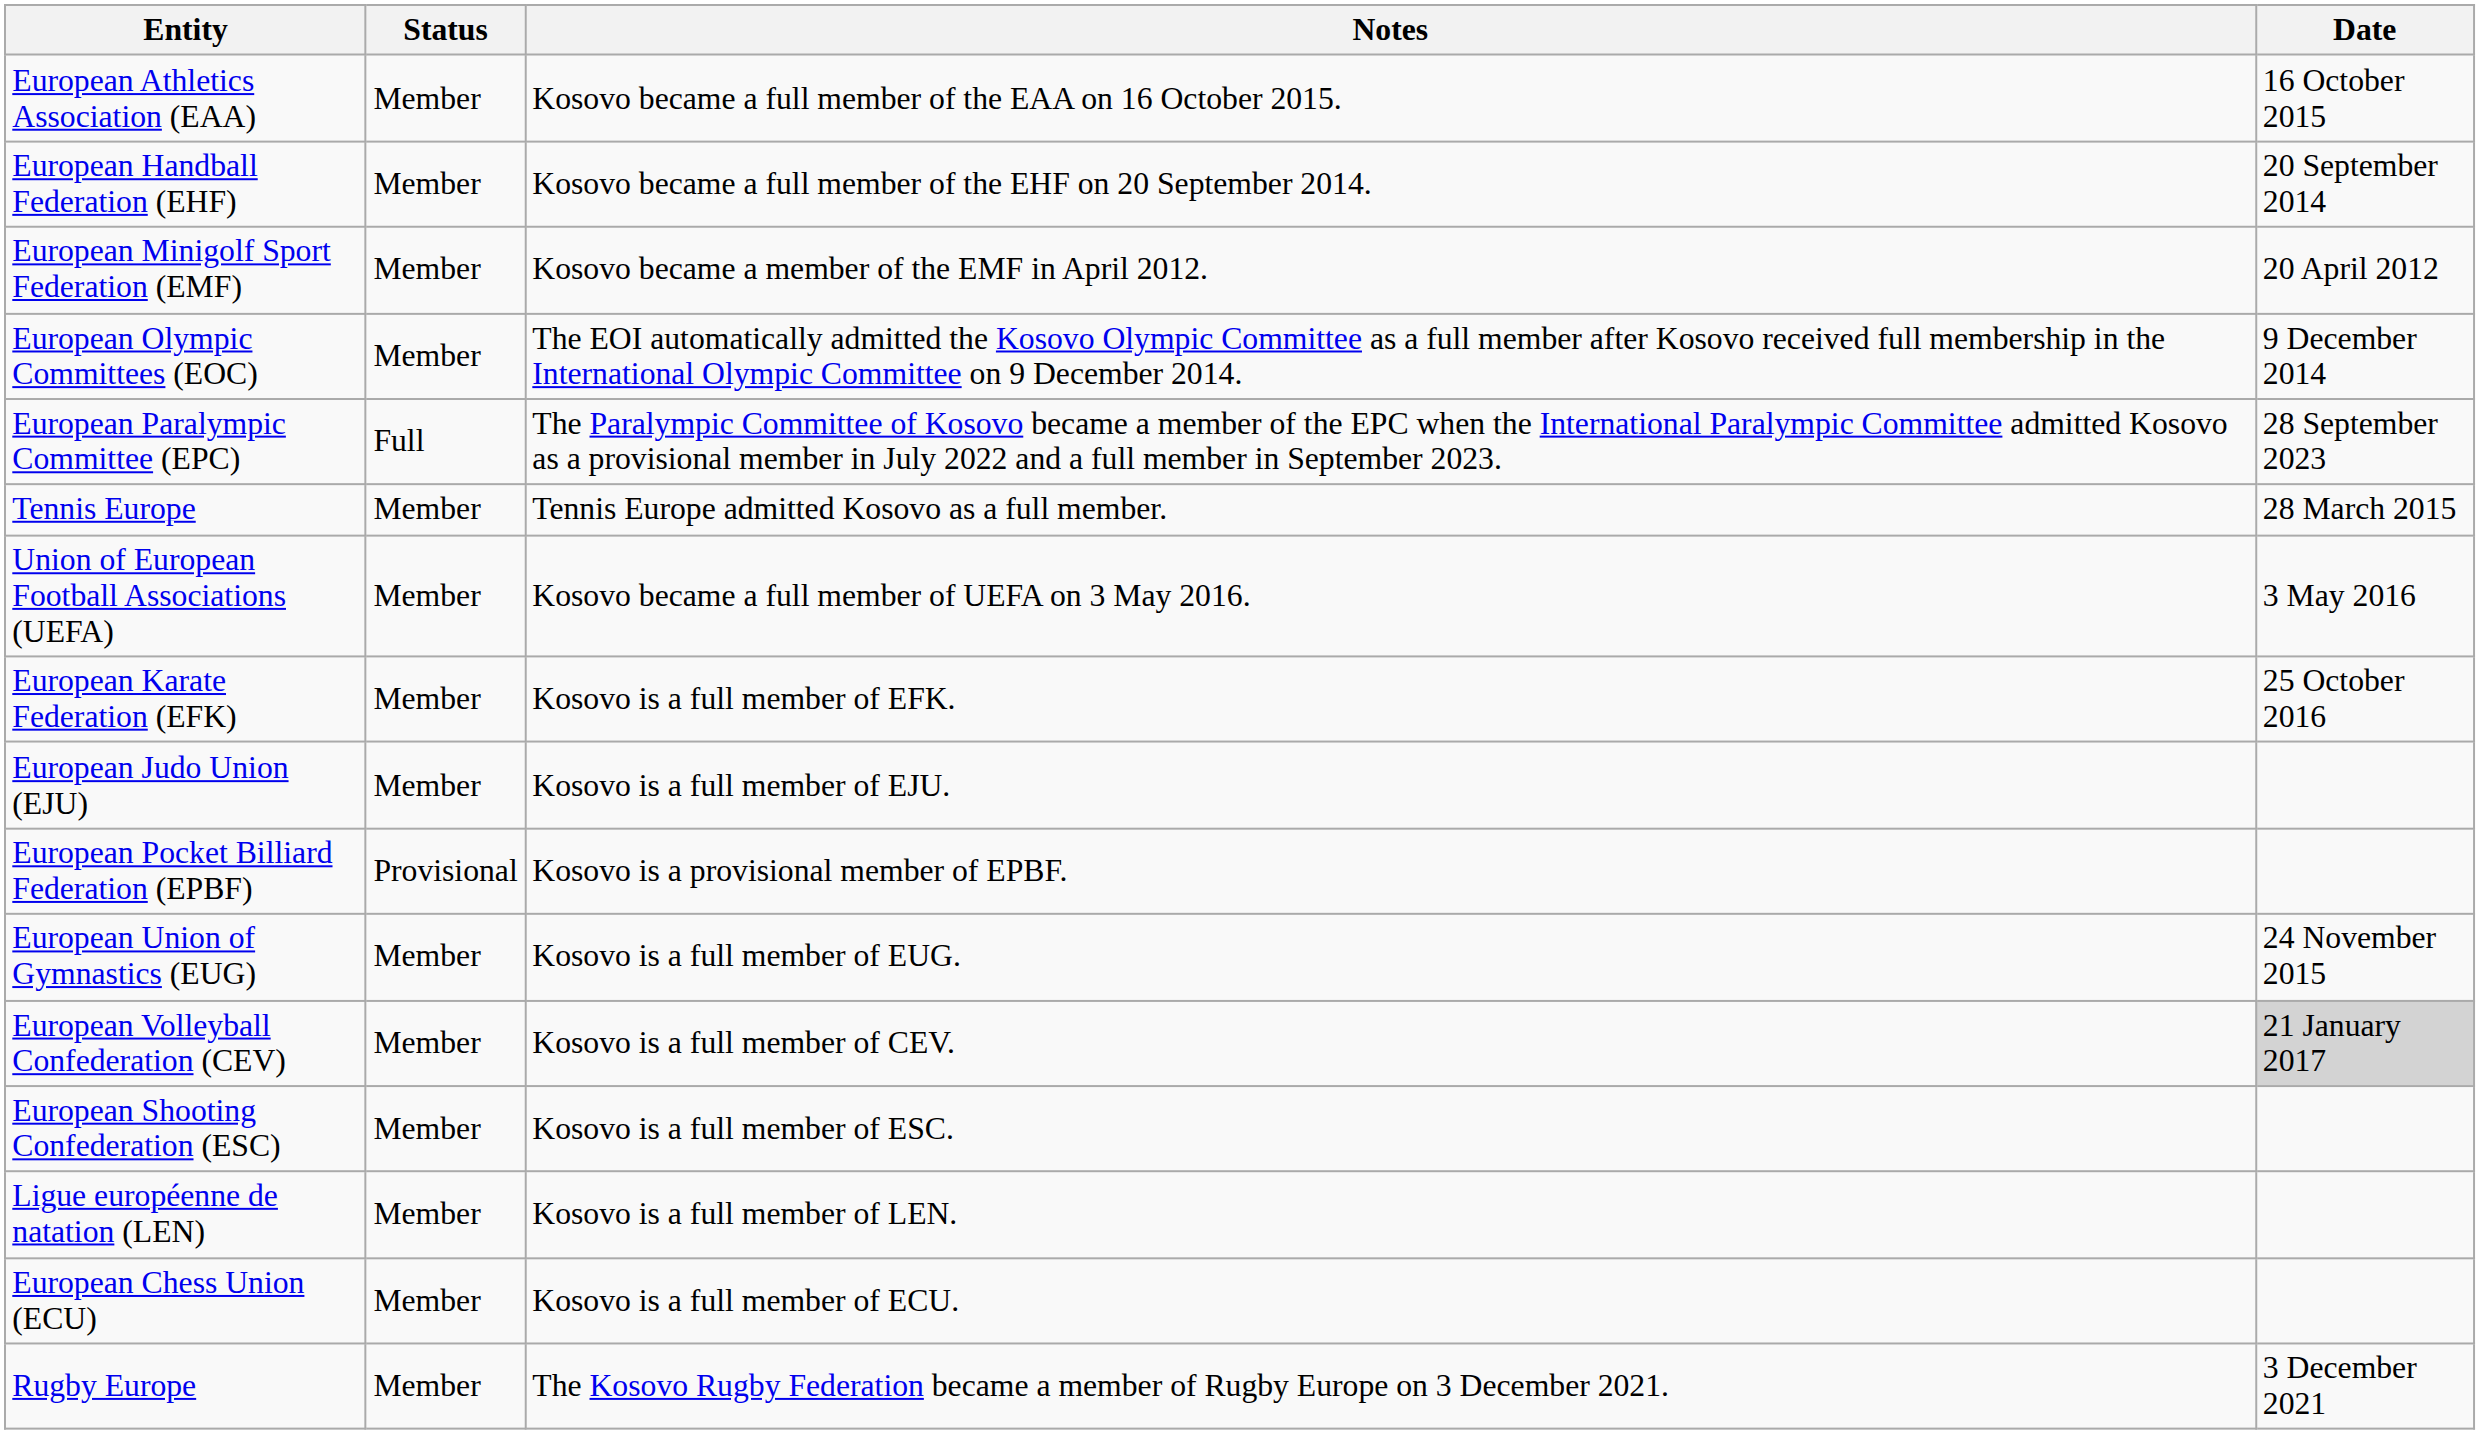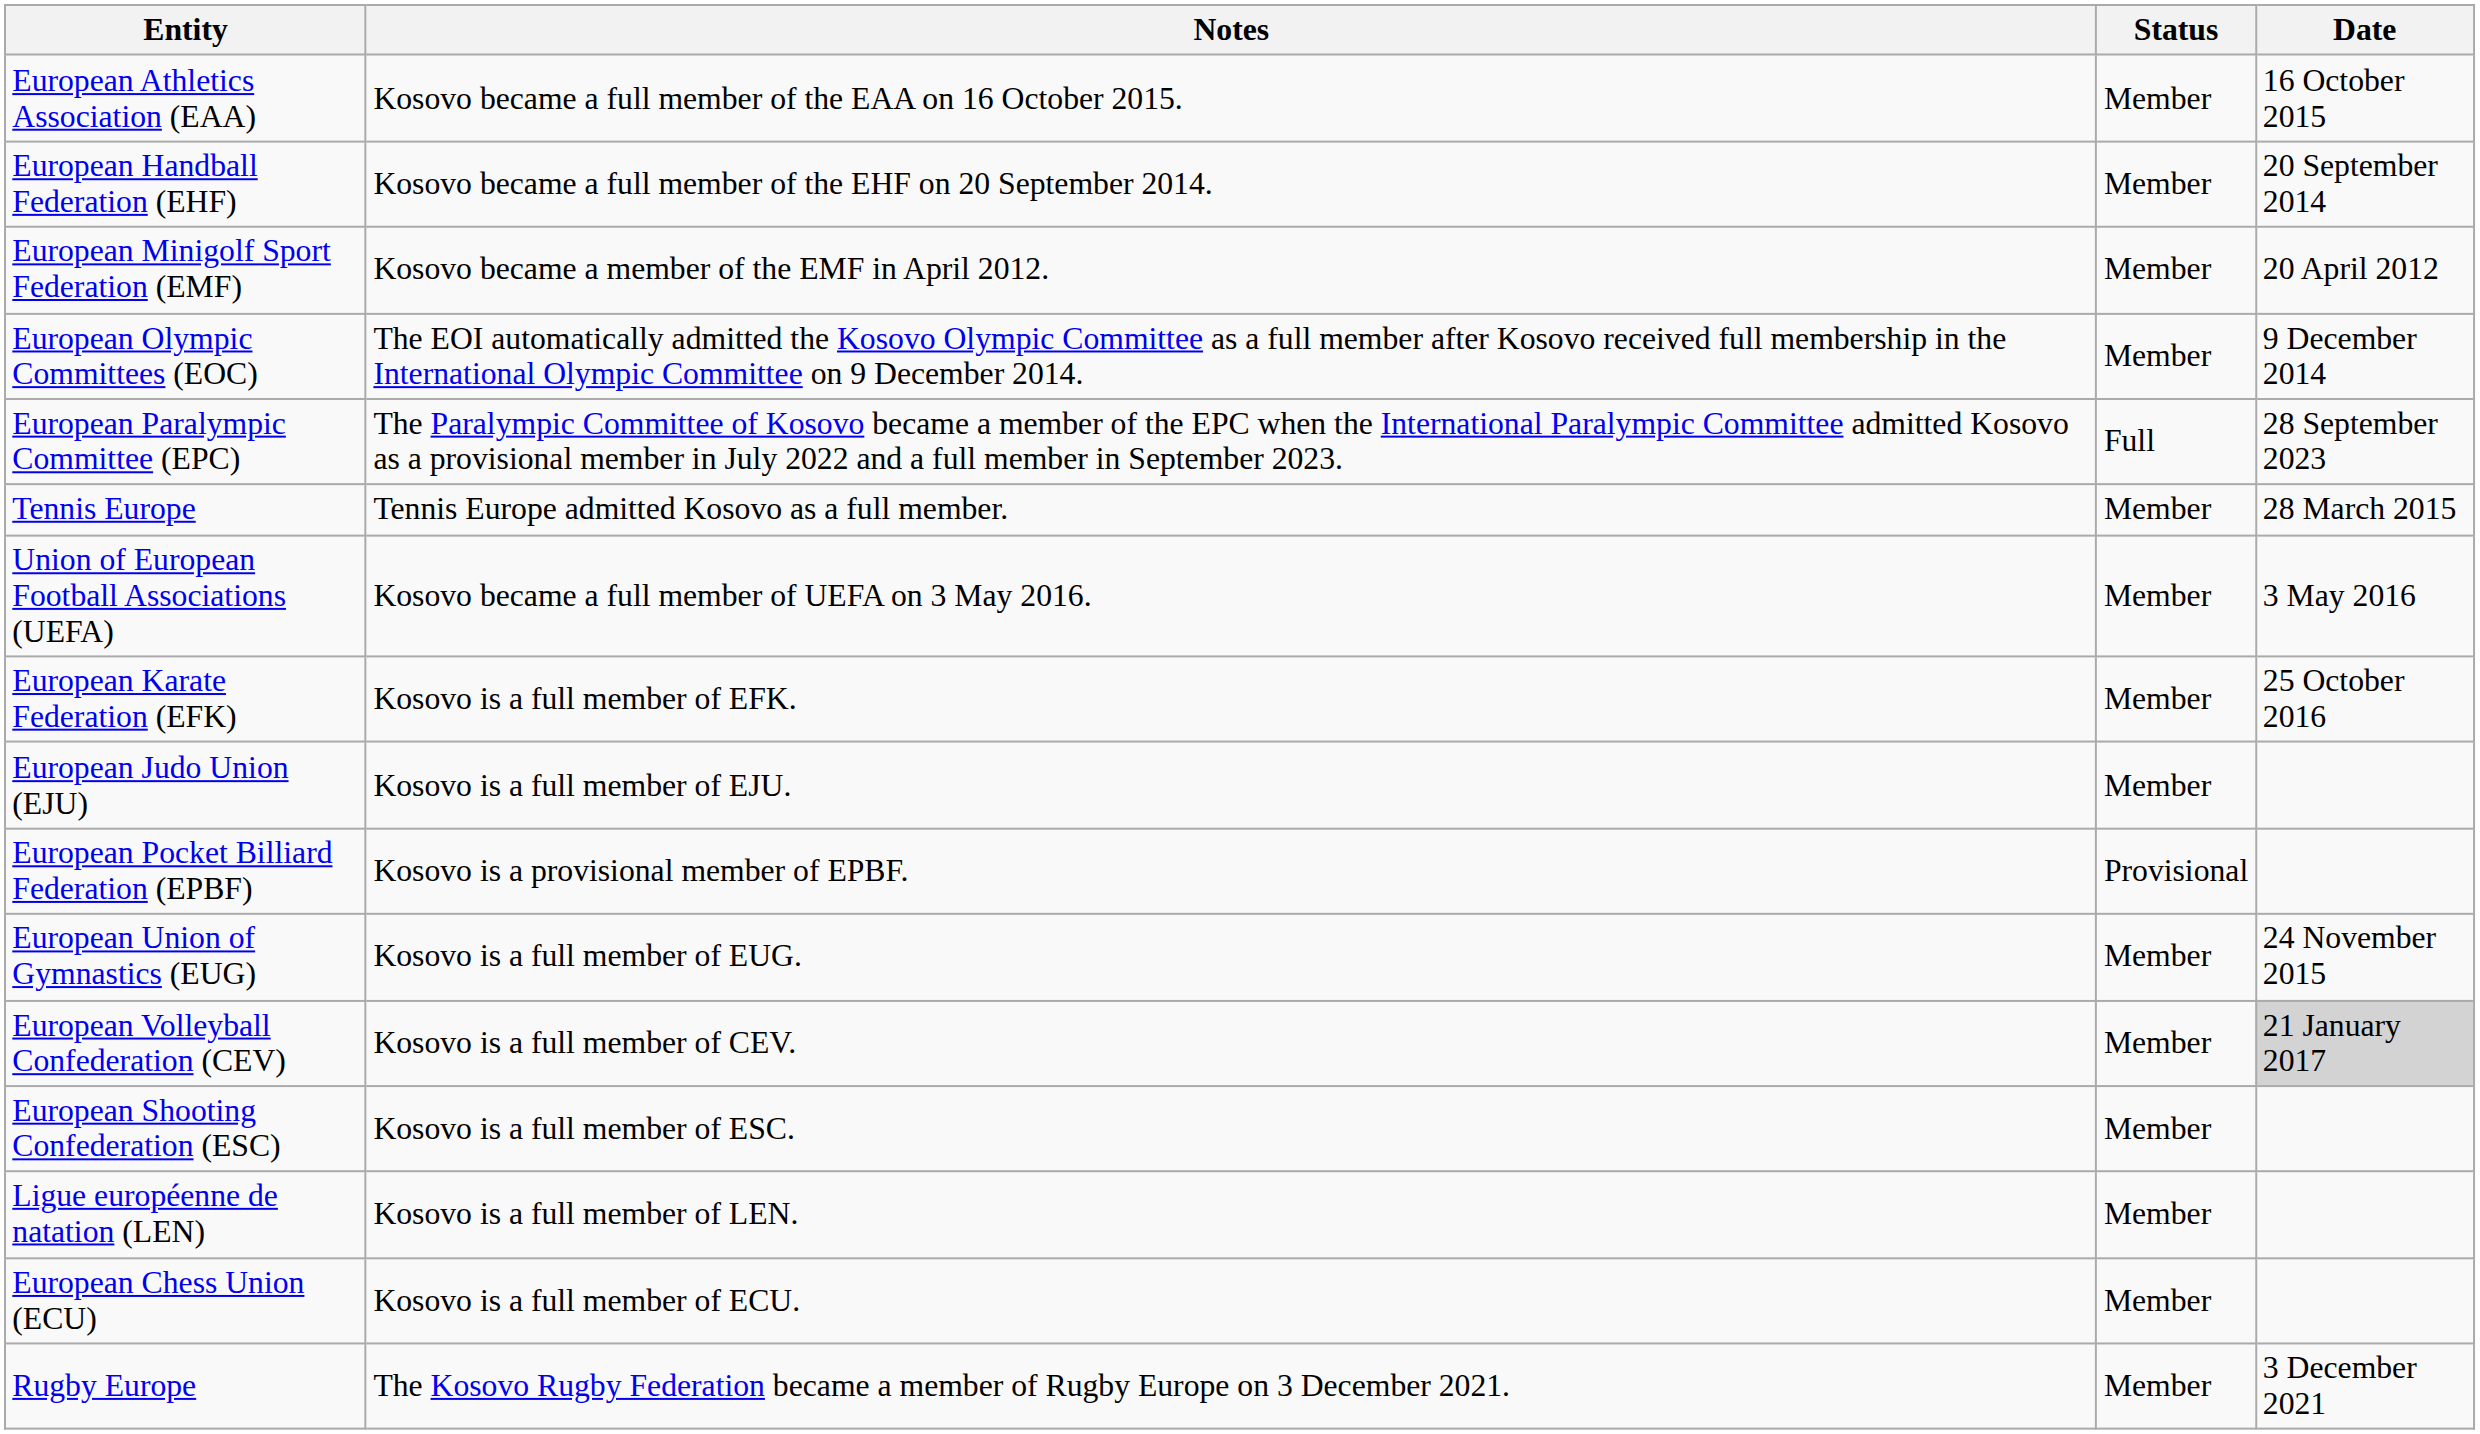columns swapped: (1390, 29) <-> (446, 29)
